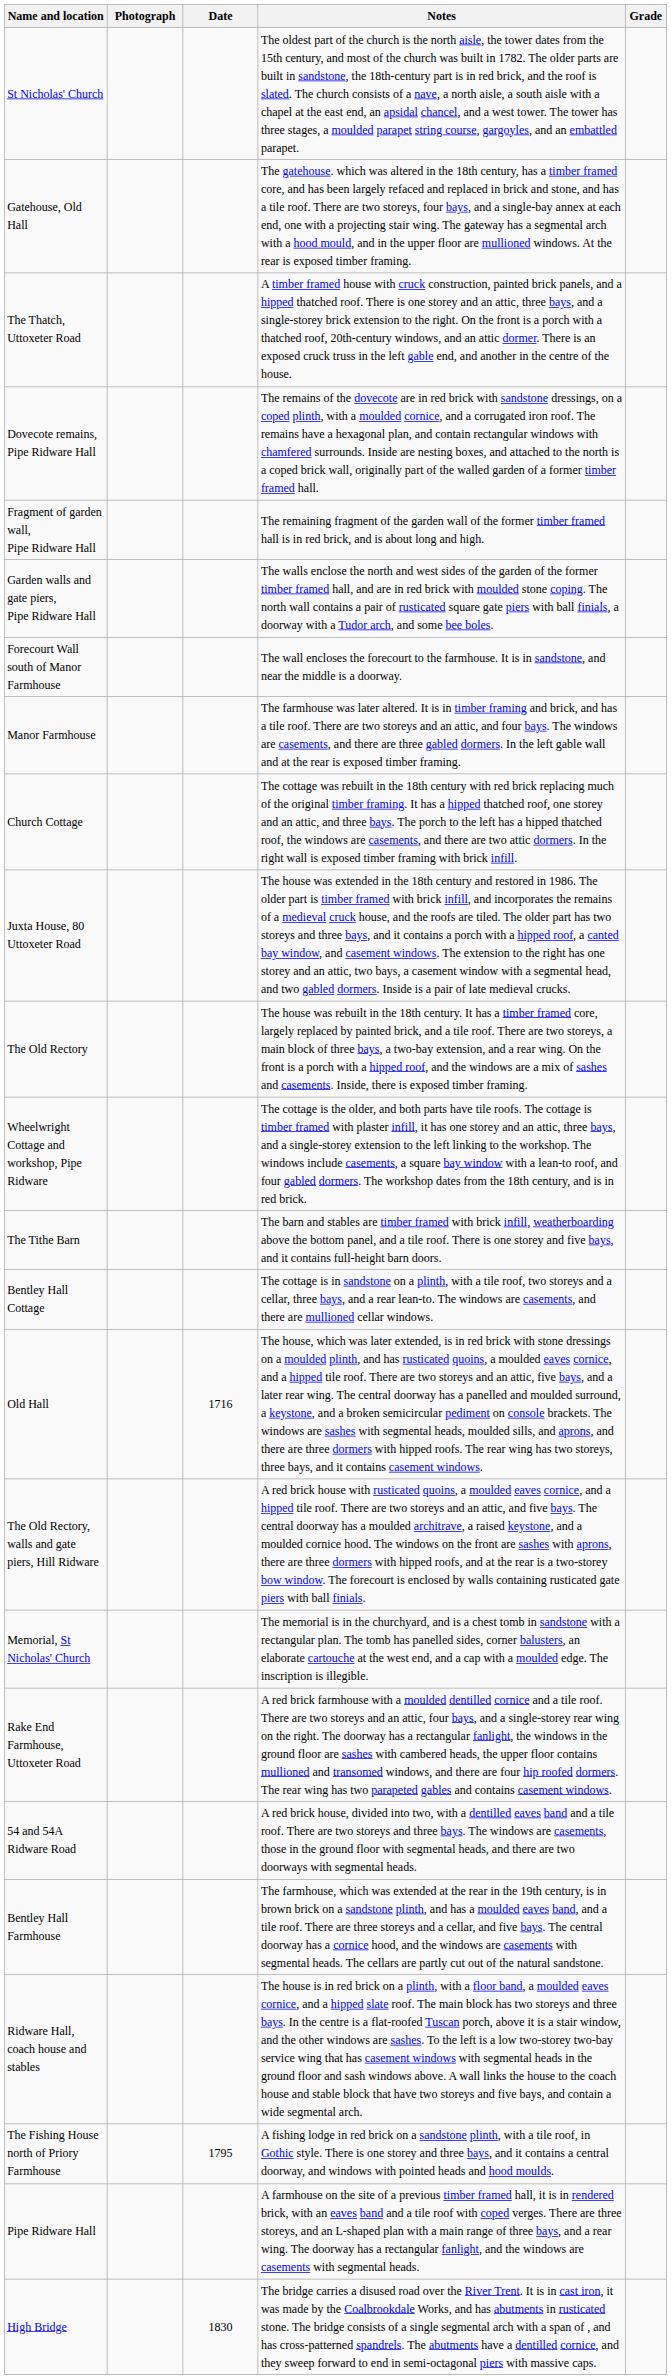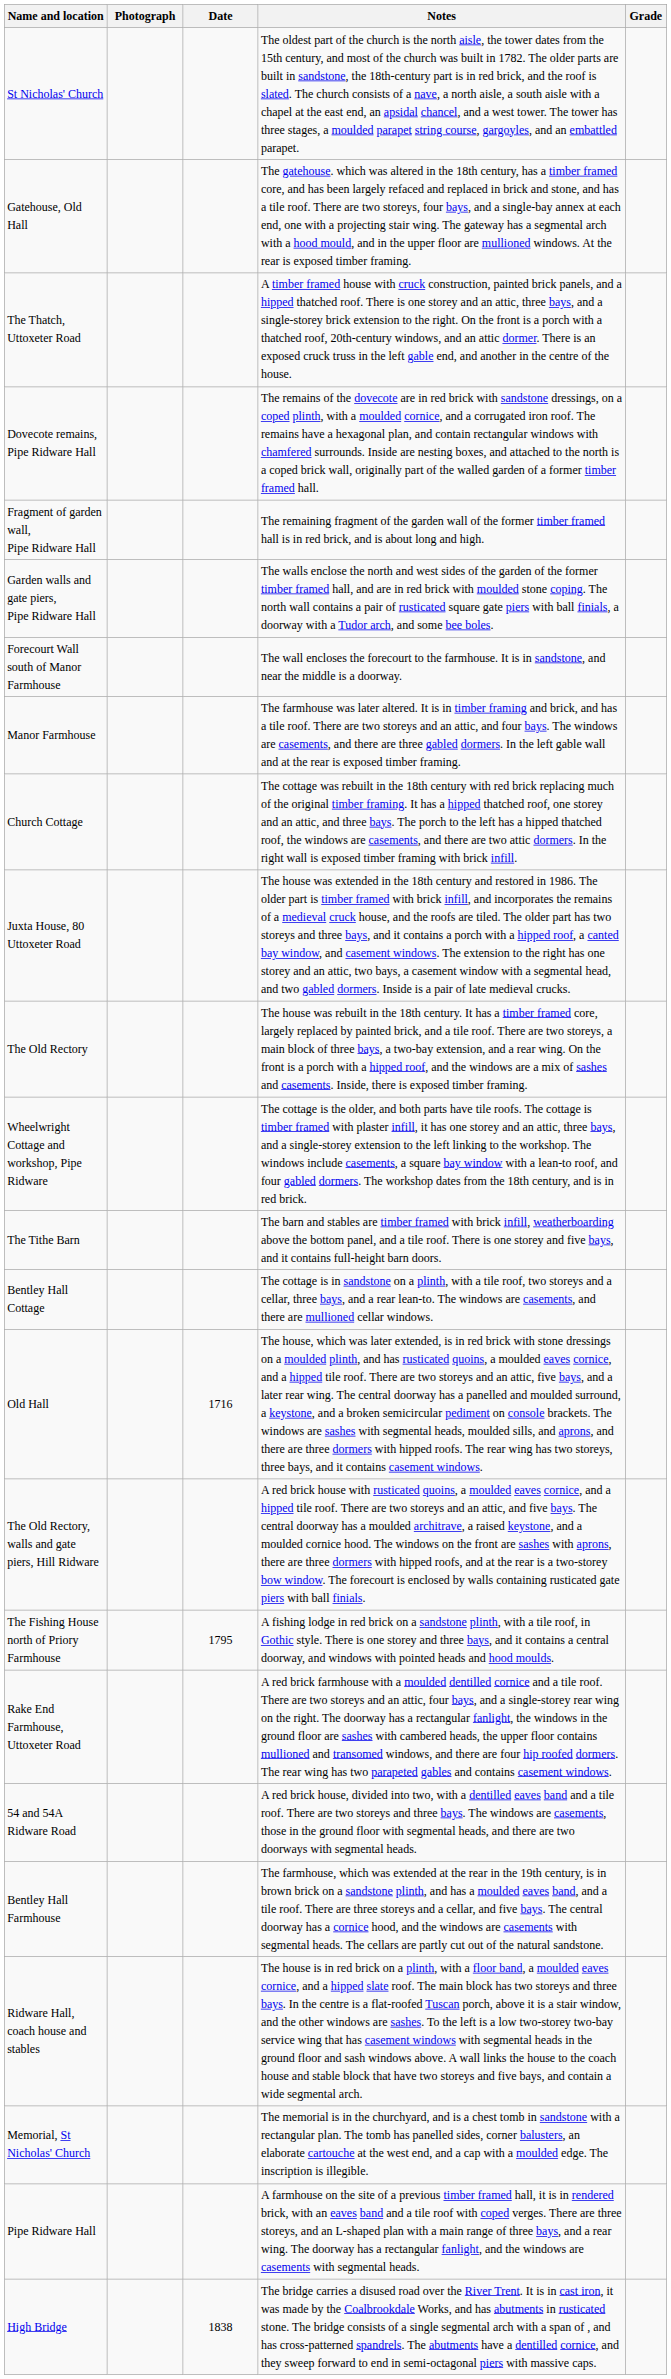rows swapped: (49, 1649) <-> (53, 2153)
(221, 2327) 1830 -> (221, 2327) 1838
